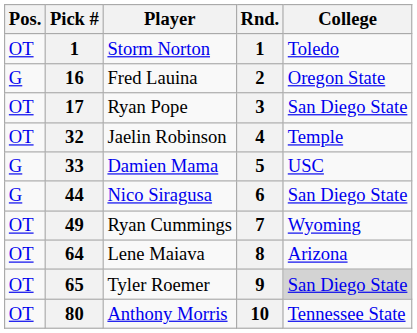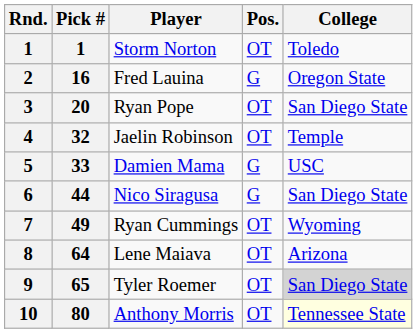columns swapped: (260, 19) <-> (25, 19)
(74, 107) 17 -> (81, 107) 20
(347, 313) no background -> (347, 313) lightyellow background
